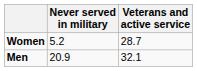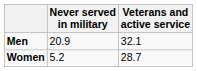rows swapped: (26, 41) <-> (17, 58)
